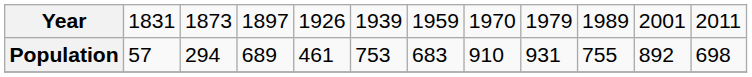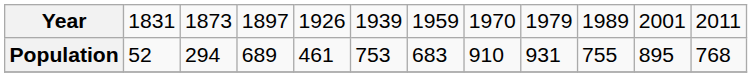(140, 54) 57 -> (140, 54) 52
(656, 54) 892 -> (656, 54) 895
(713, 54) 698 -> (713, 54) 768
